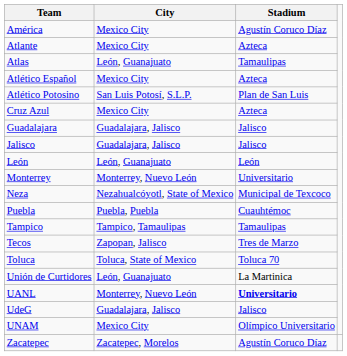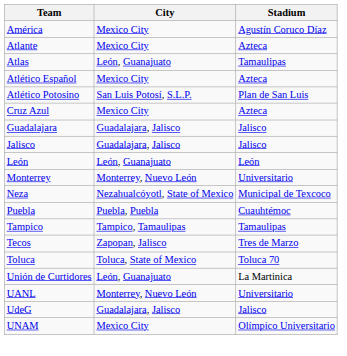(268, 293) bold -> (266, 293) normal
- row: (28, 342)
